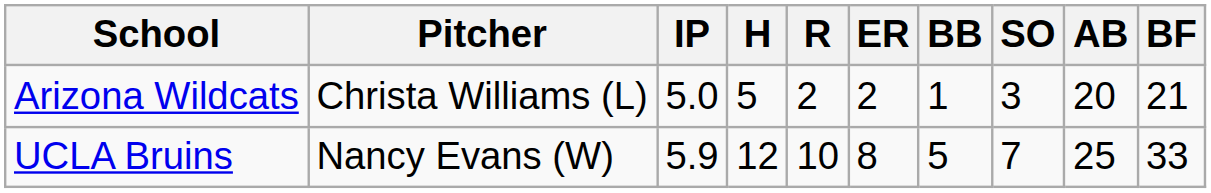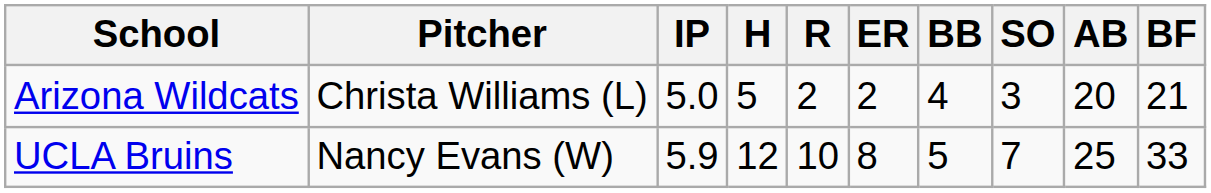(938, 95) 1 -> (938, 95) 4
